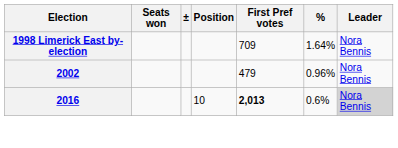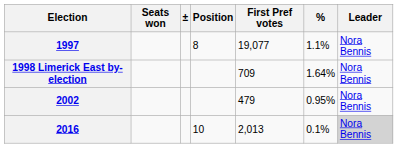+ row: (68, 46)
(321, 73) 0.96% -> (321, 101) 0.95%
(252, 101) bold -> (251, 129) normal
(318, 101) 0.6% -> (318, 129) 0.1%
